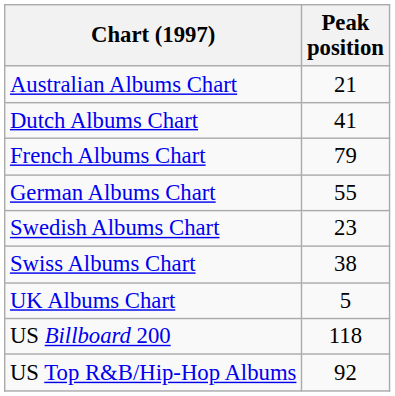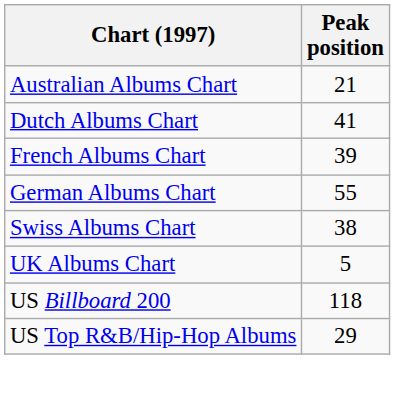(345, 156) 79 -> (345, 156) 39
- row: (115, 228)
(345, 372) 92 -> (345, 336) 29
